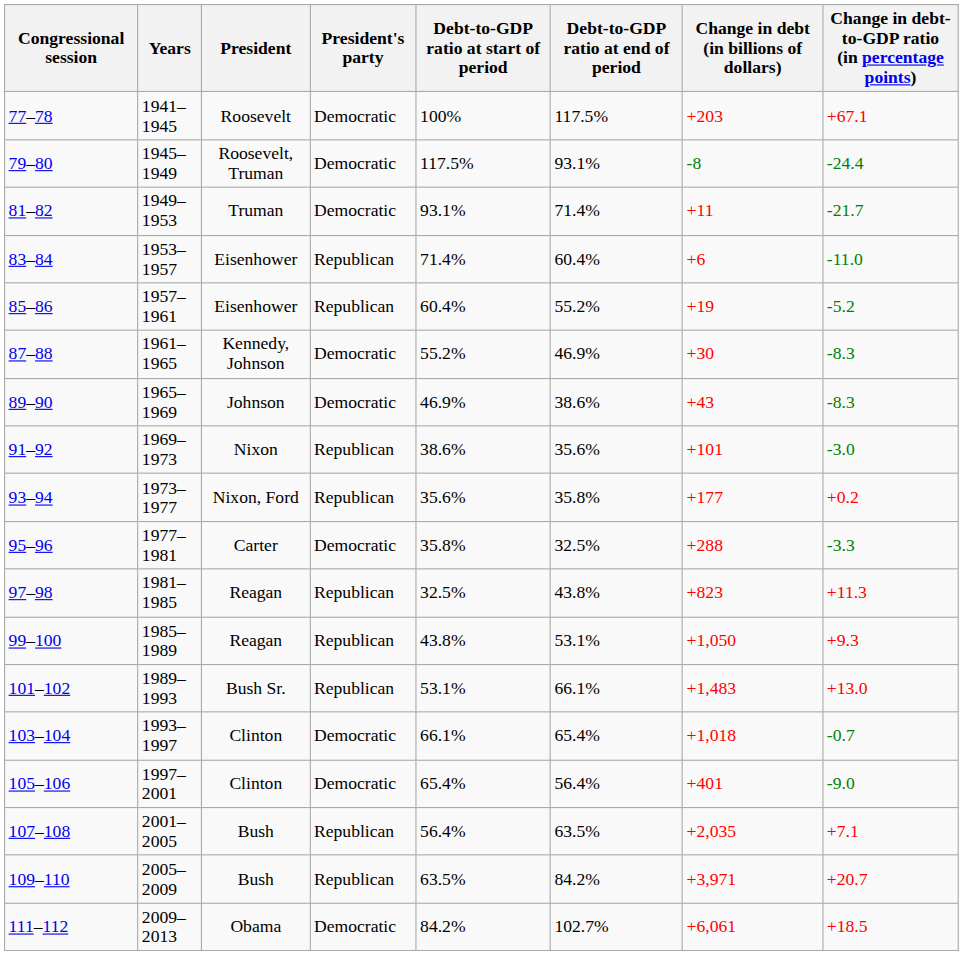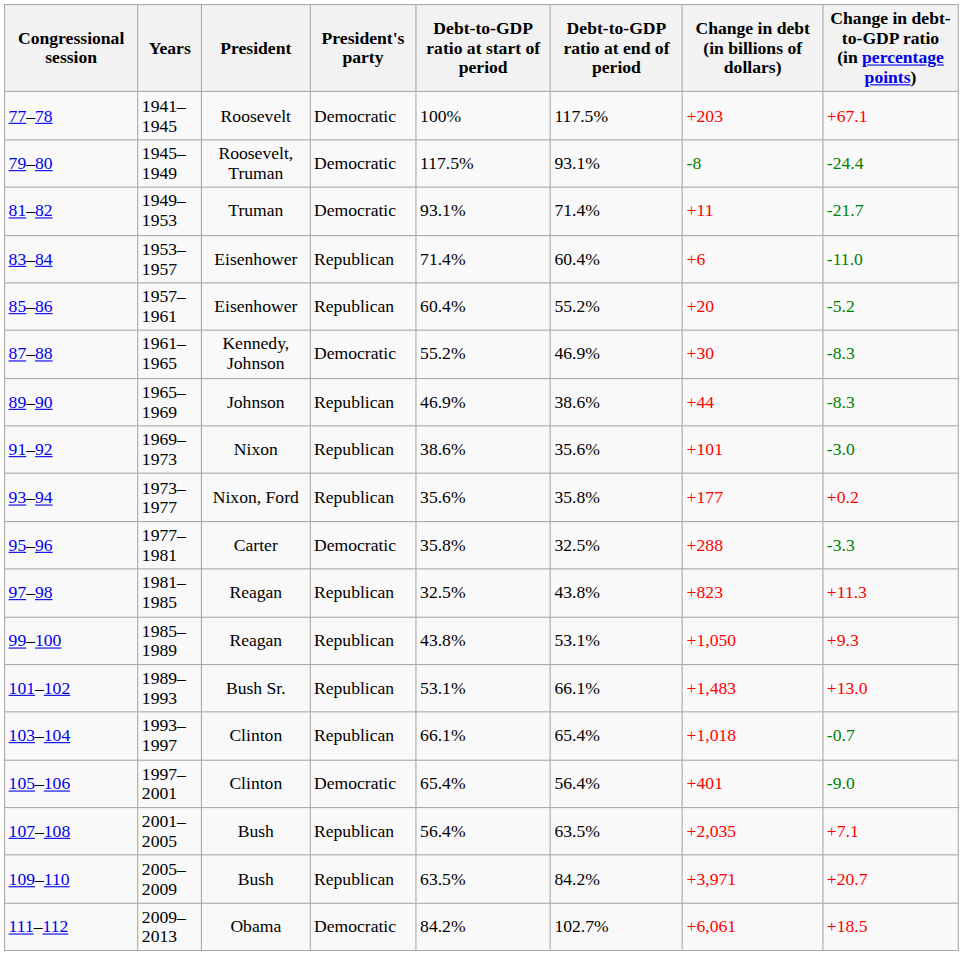(700, 306) +19 -> (700, 306) +20
(355, 401) Democratic -> (354, 401) Republican
(700, 401) +43 -> (700, 401) +44
(355, 735) Democratic -> (354, 735) Republican
